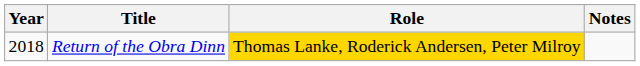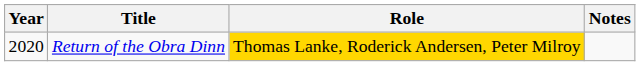(26, 46) 2018 -> (26, 46) 2020
